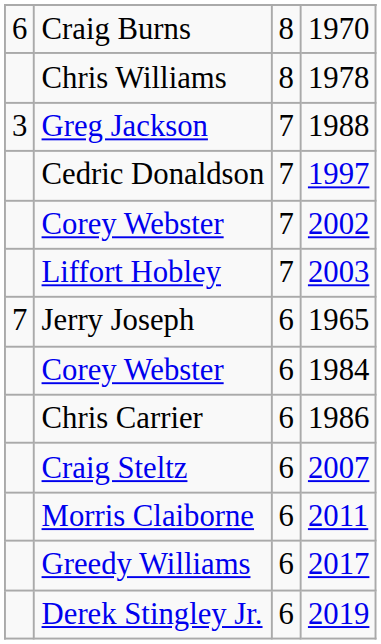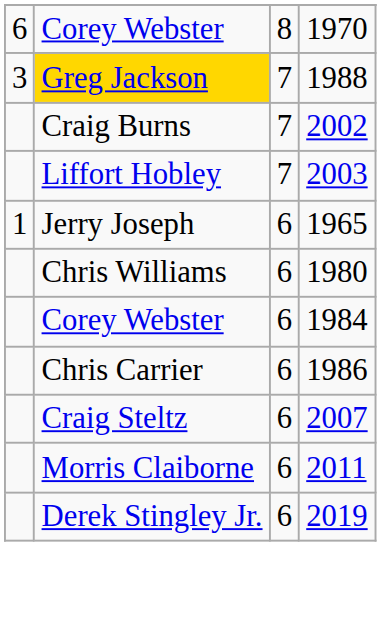(116, 28) Craig Burns -> (133, 28) Corey Webster
- row: (339, 77)
(125, 126) no background -> (125, 77) gold background
- row: (339, 175)
(133, 223) Corey Webster -> (116, 126) Craig Burns
(20, 321) 7 -> (20, 223) 1
+ row: (337, 272)
- row: (339, 564)
